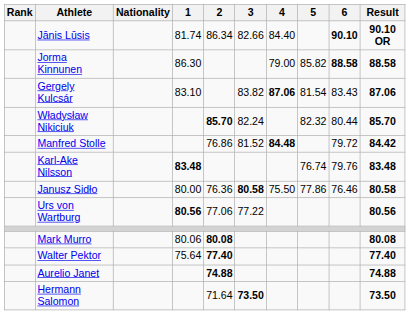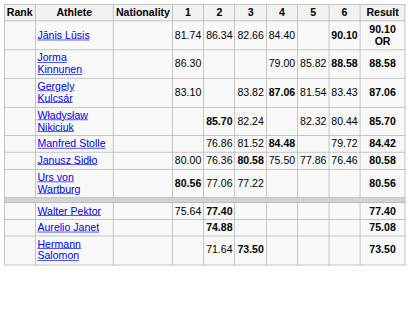- row: (58, 166)
- row: (64, 239)
(383, 273) 74.88 -> (383, 227) 75.08
